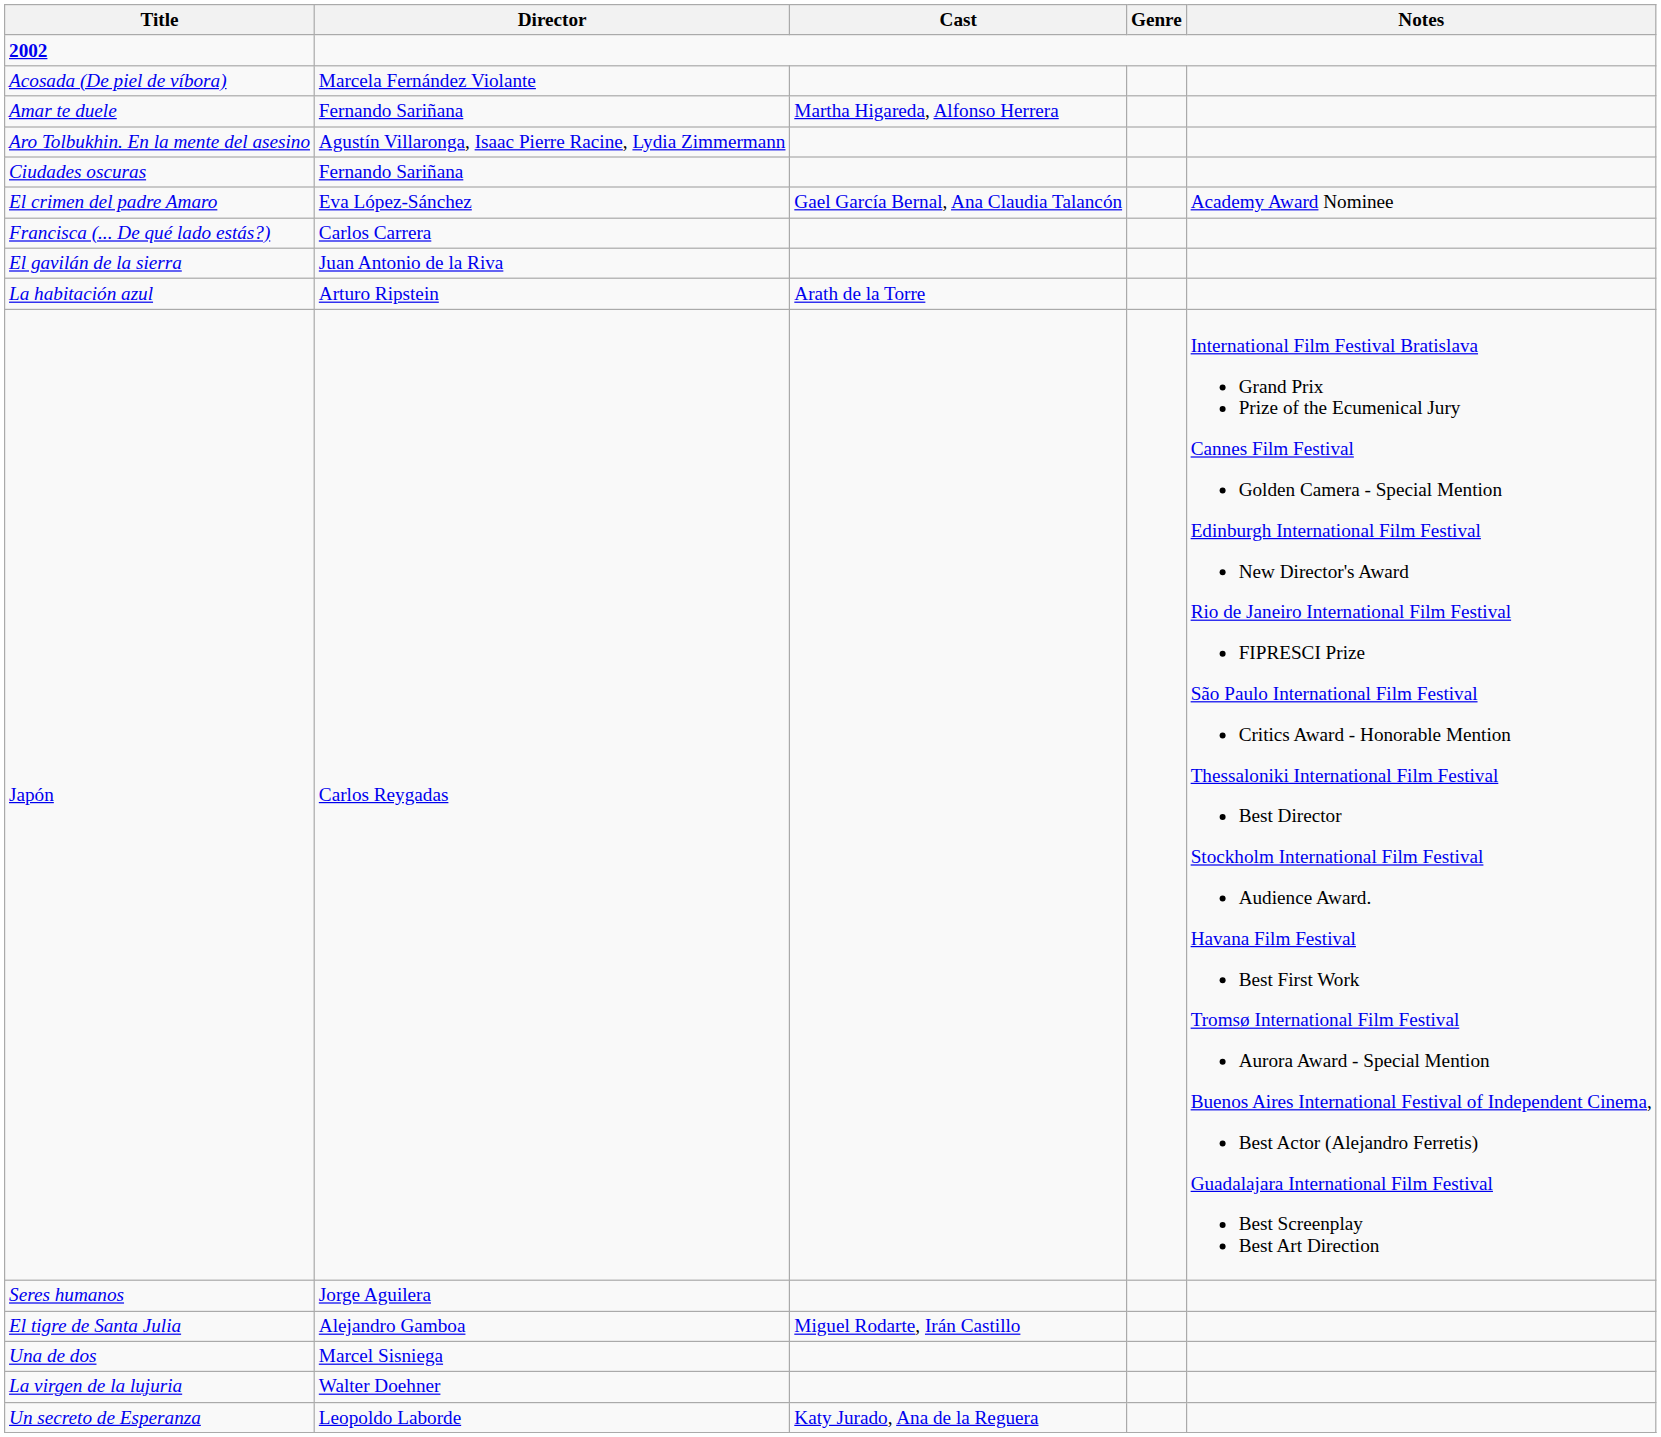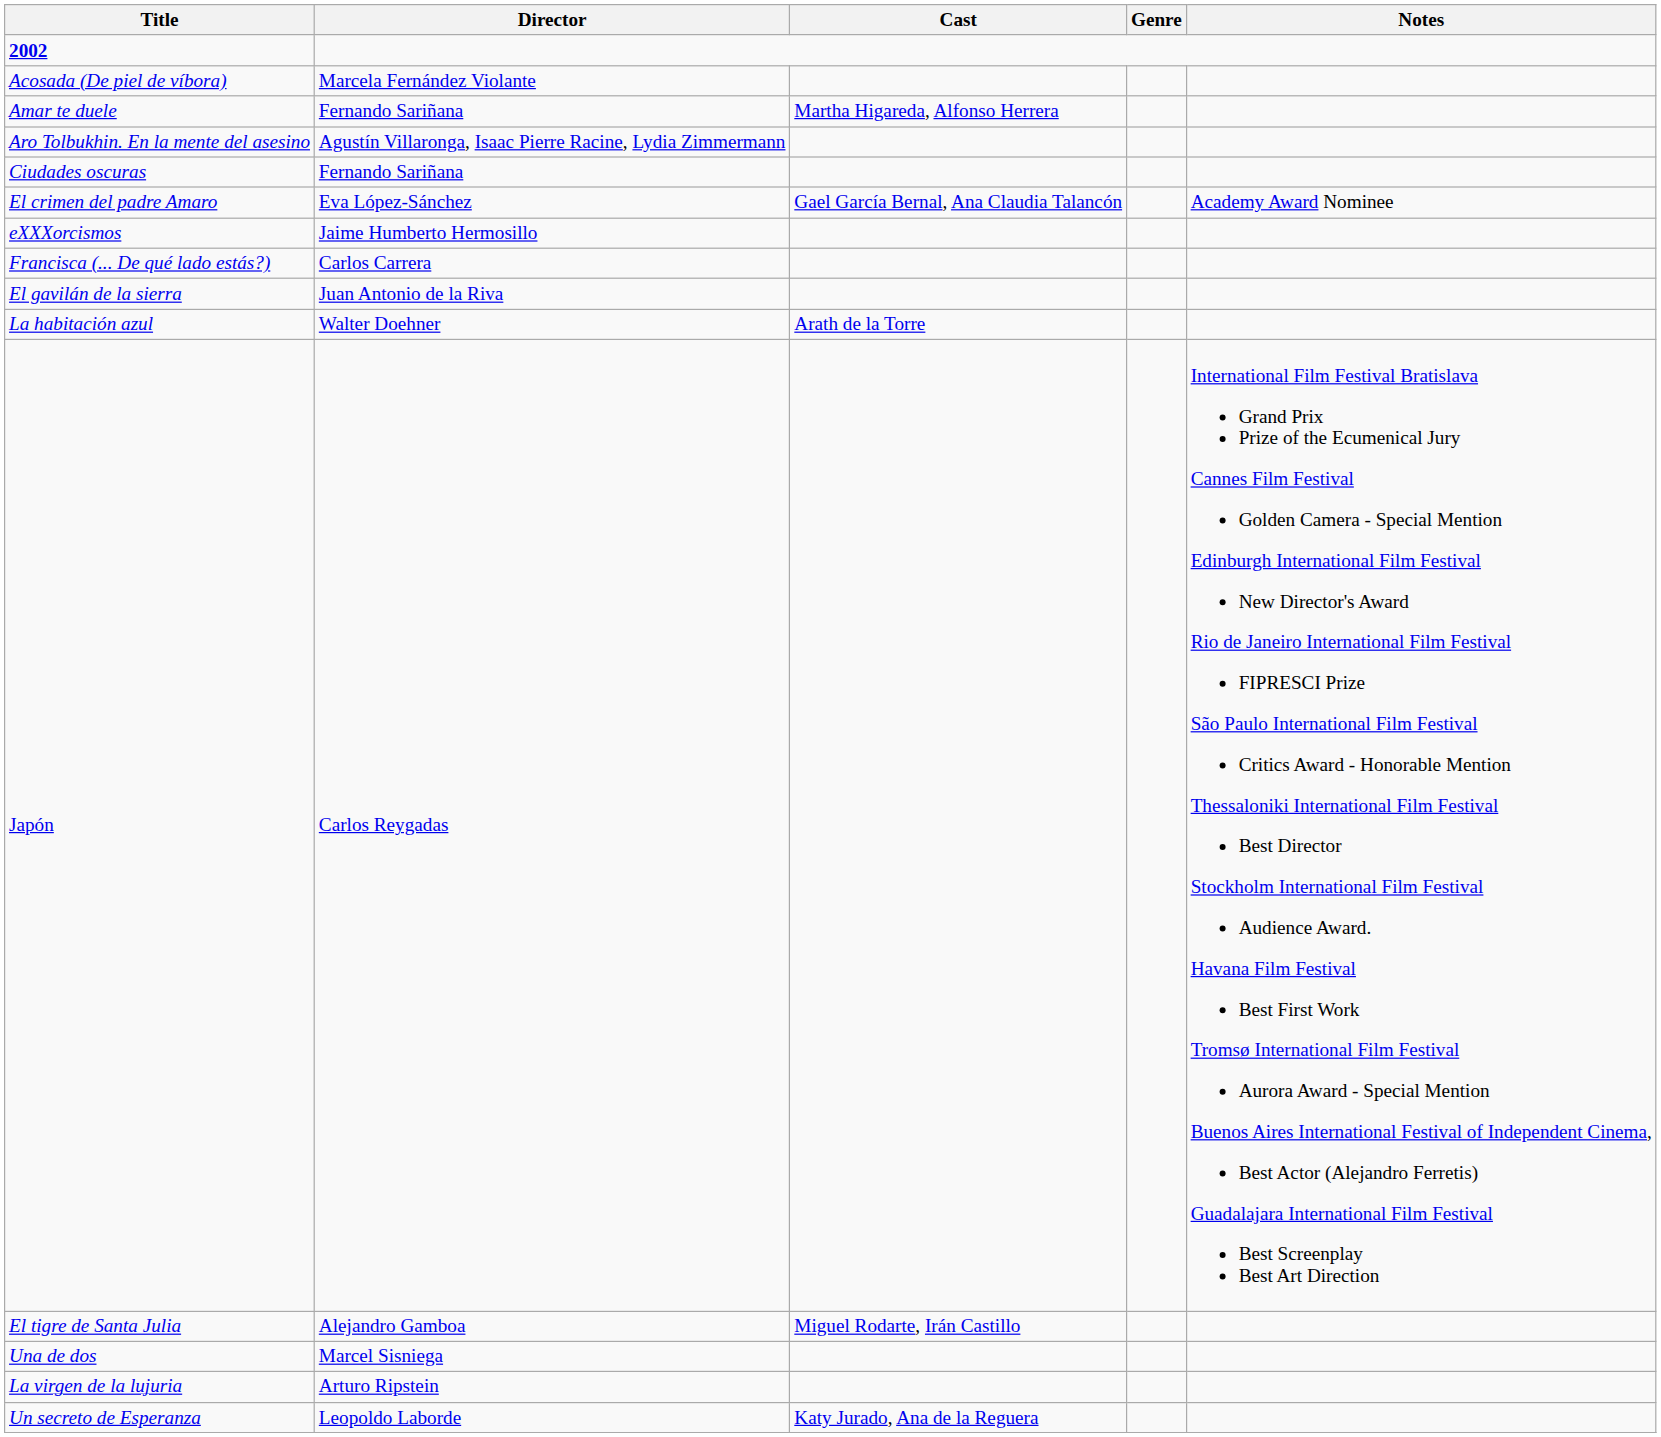+ row: (65, 232)
(379, 293) Arturo Ripstein -> (380, 324) Walter Doehner
- row: (67, 1295)
(380, 1386) Walter Doehner -> (379, 1386) Arturo Ripstein
